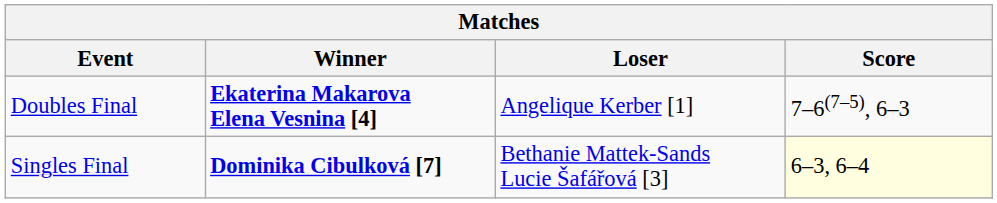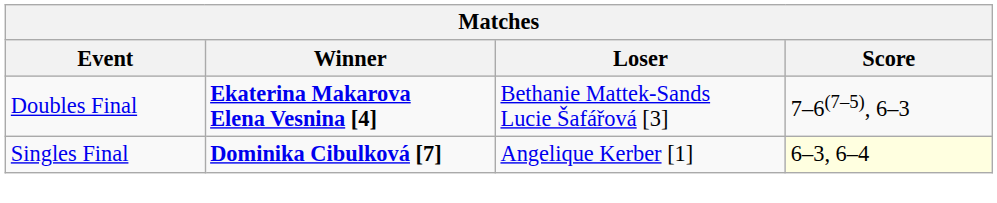(597, 105) Angelique Kerber [1] -> (605, 105) Bethanie Mattek-Sands Lucie Šafářová [3]
(605, 166) Bethanie Mattek-Sands Lucie Šafářová [3] -> (597, 154) Angelique Kerber [1]
